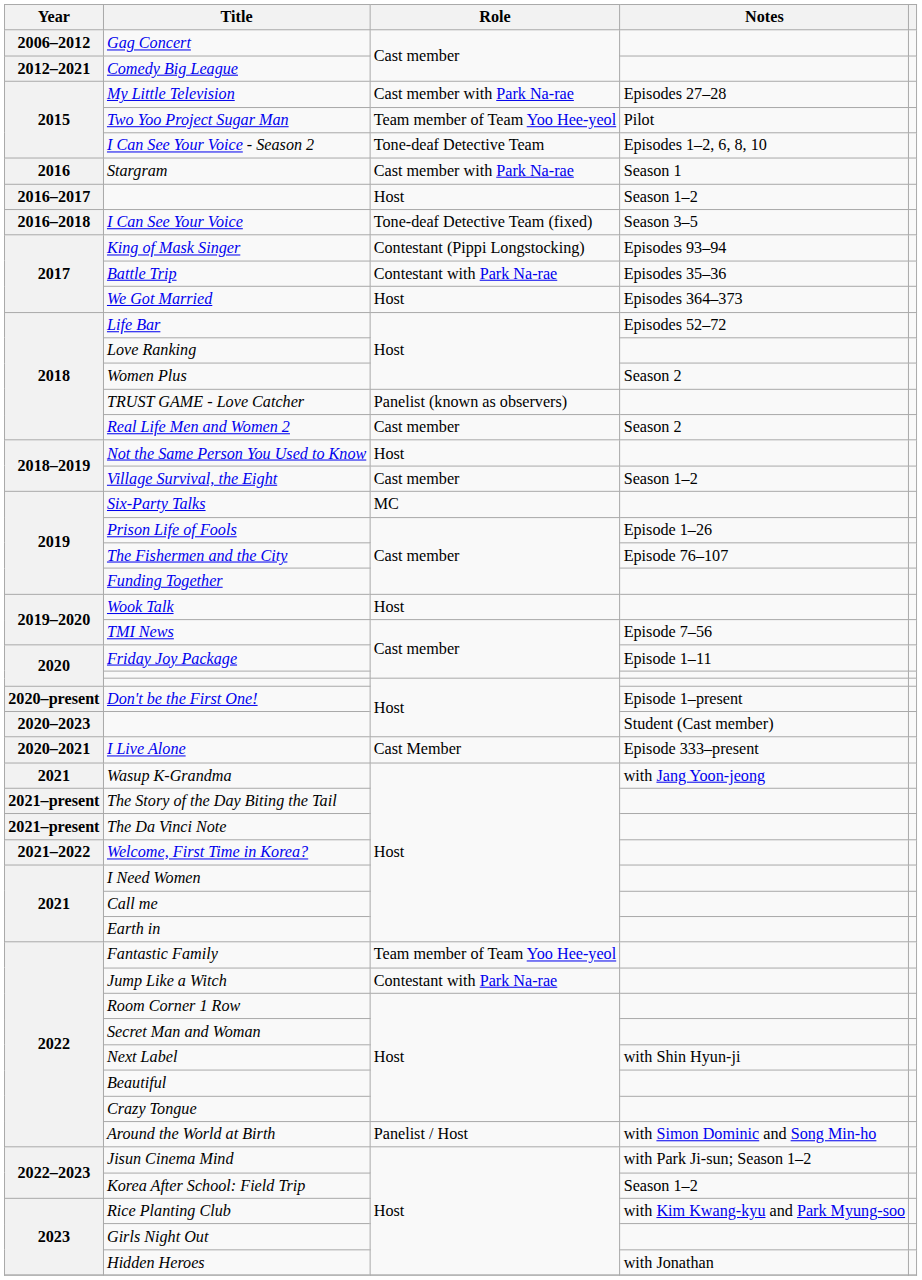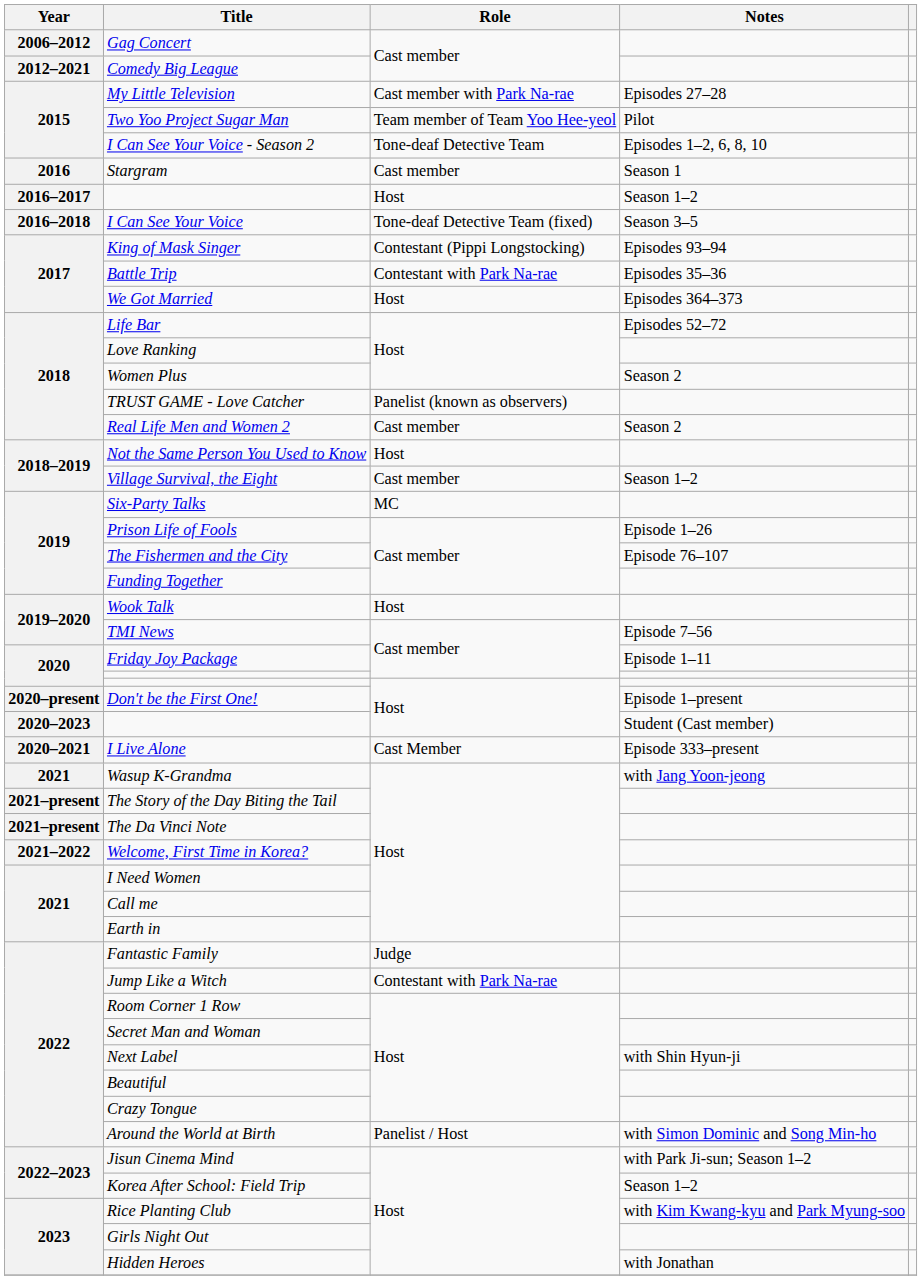(474, 171) Cast member with Park Na-rae -> (417, 171) Cast member
(495, 954) Team member of Team Yoo Hee-yeol -> (393, 954) Judge
